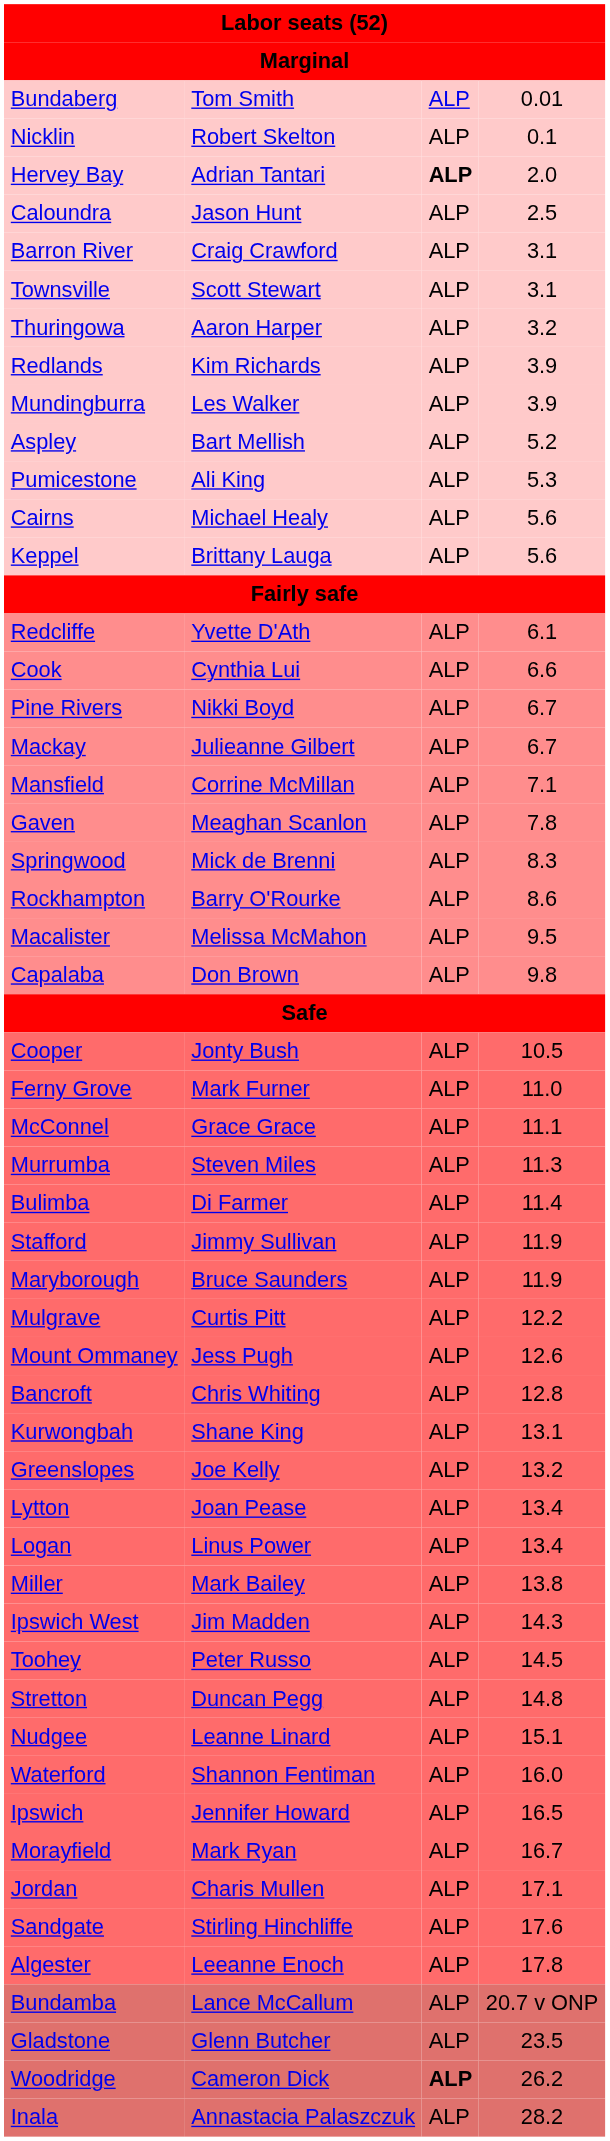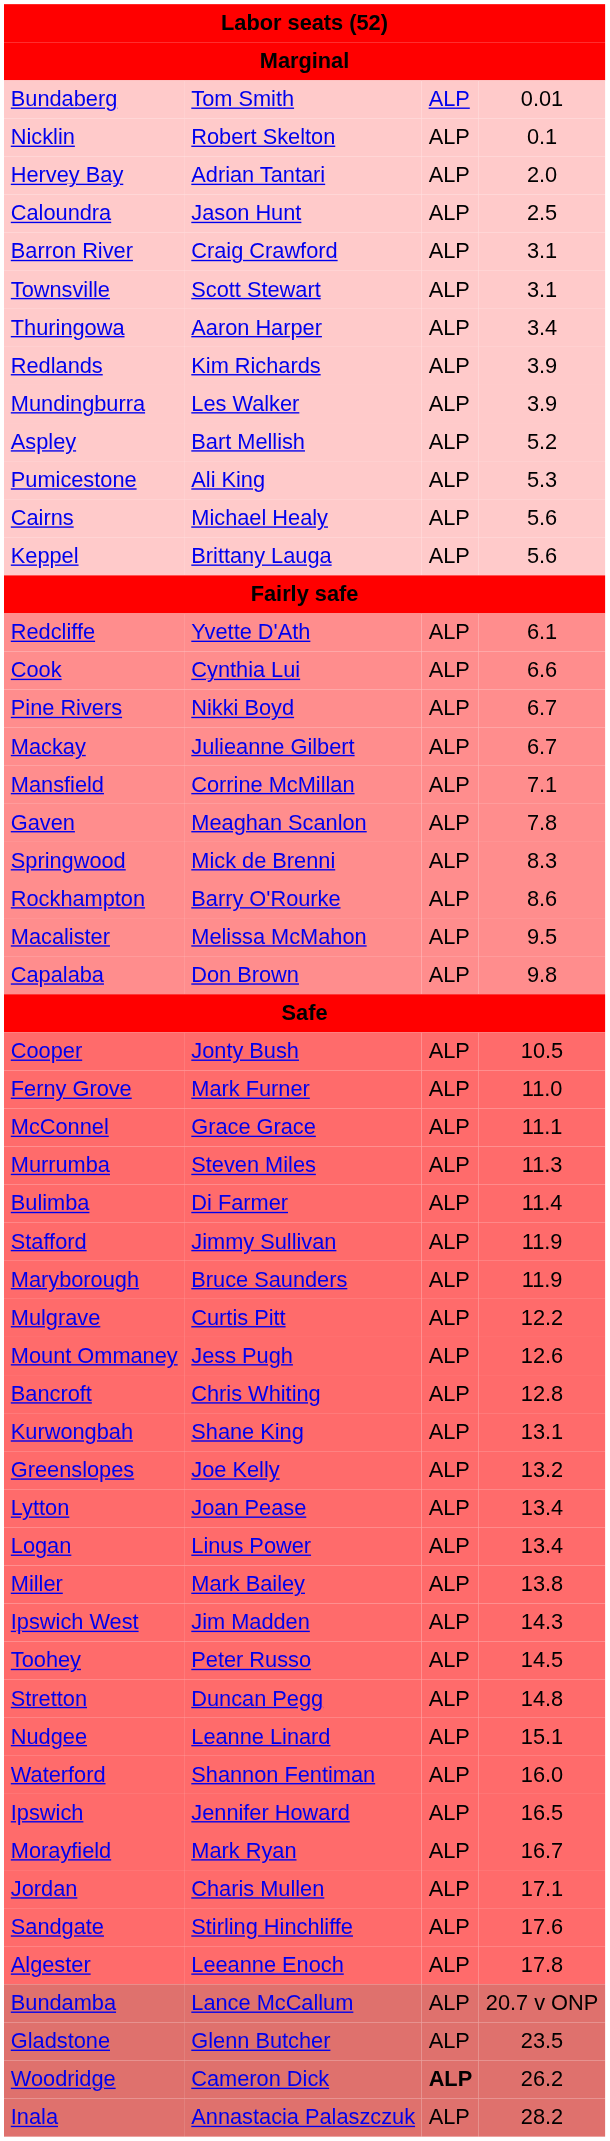(450, 175) bold -> (449, 175) normal
(542, 328) 3.2 -> (542, 328) 3.4
